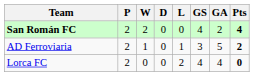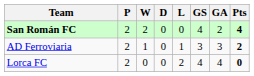(220, 46) 5 -> (220, 46) 3
